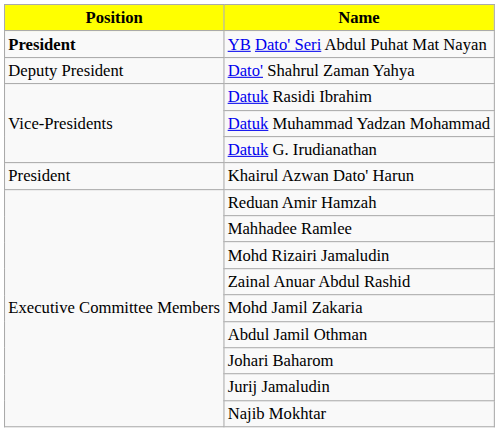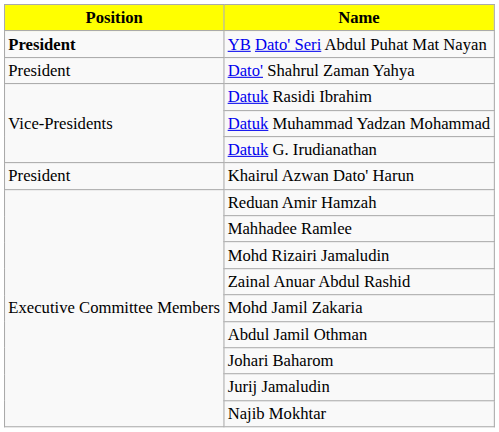(66, 70) Deputy President -> (39, 70) President
